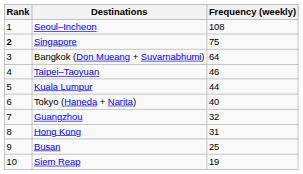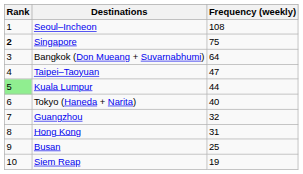(214, 72) 46 -> (214, 72) 47
(9, 87) no background -> (9, 87) lightgreen background
